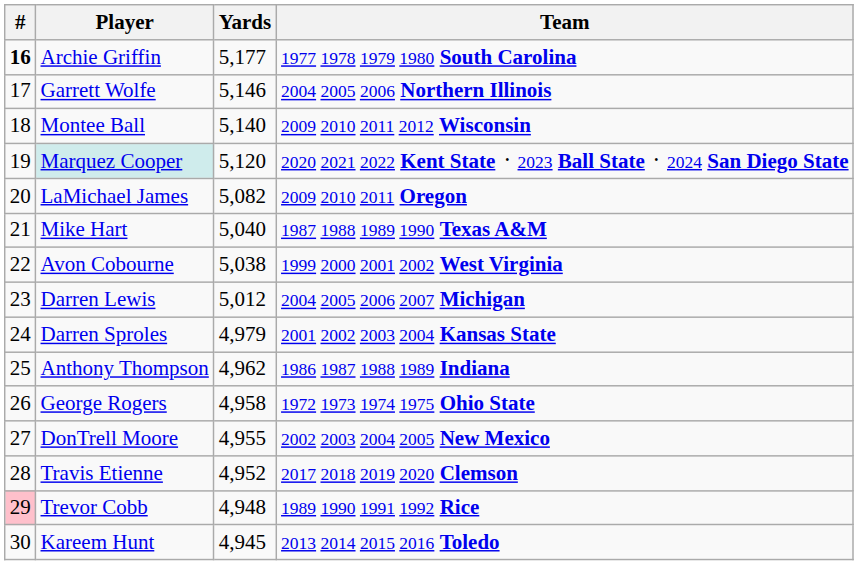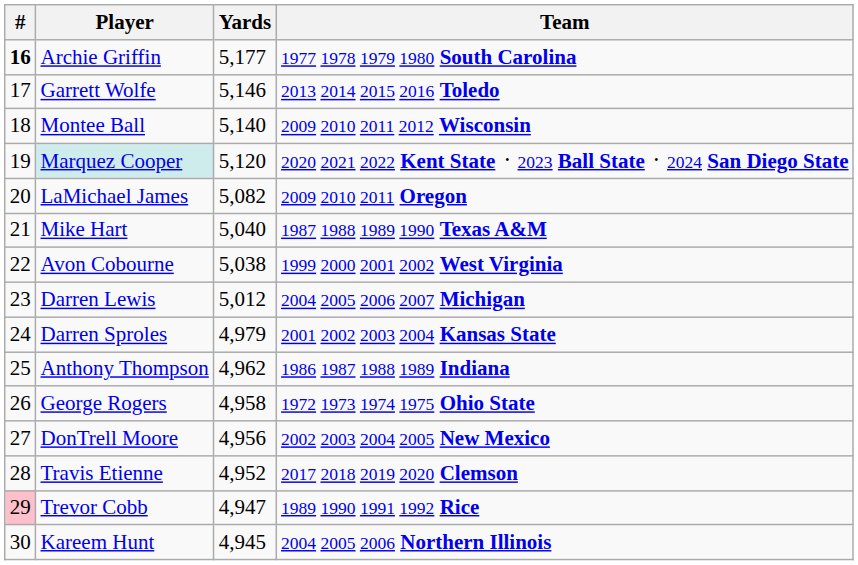(416, 91) 2004 2005 2006 Northern Illinois -> (390, 91) 2013 2014 2015 2016 Toledo
(242, 438) 4,955 -> (242, 438) 4,956
(242, 507) 4,948 -> (242, 507) 4,947
(390, 542) 2013 2014 2015 2016 Toledo -> (416, 542) 2004 2005 2006 Northern Illinois
